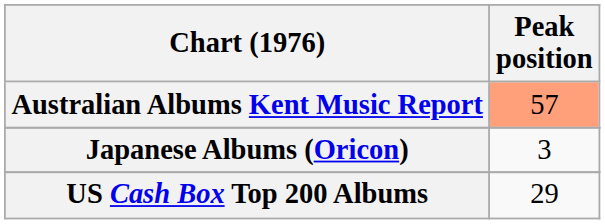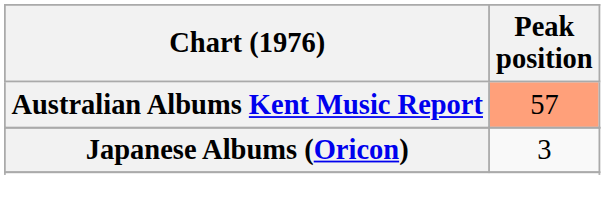- row: (247, 194)
